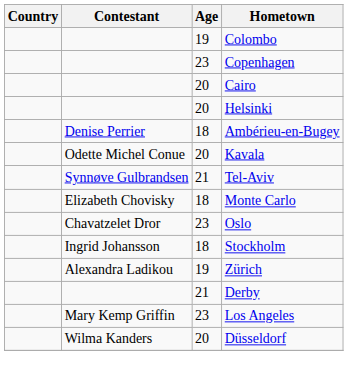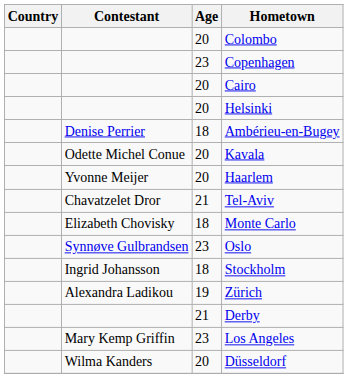(202, 39) 19 -> (202, 39) 20
+ row: (249, 177)
(127, 177) Synnøve Gulbrandsen -> (113, 200) Chavatzelet Dror
(113, 223) Chavatzelet Dror -> (127, 246) Synnøve Gulbrandsen
